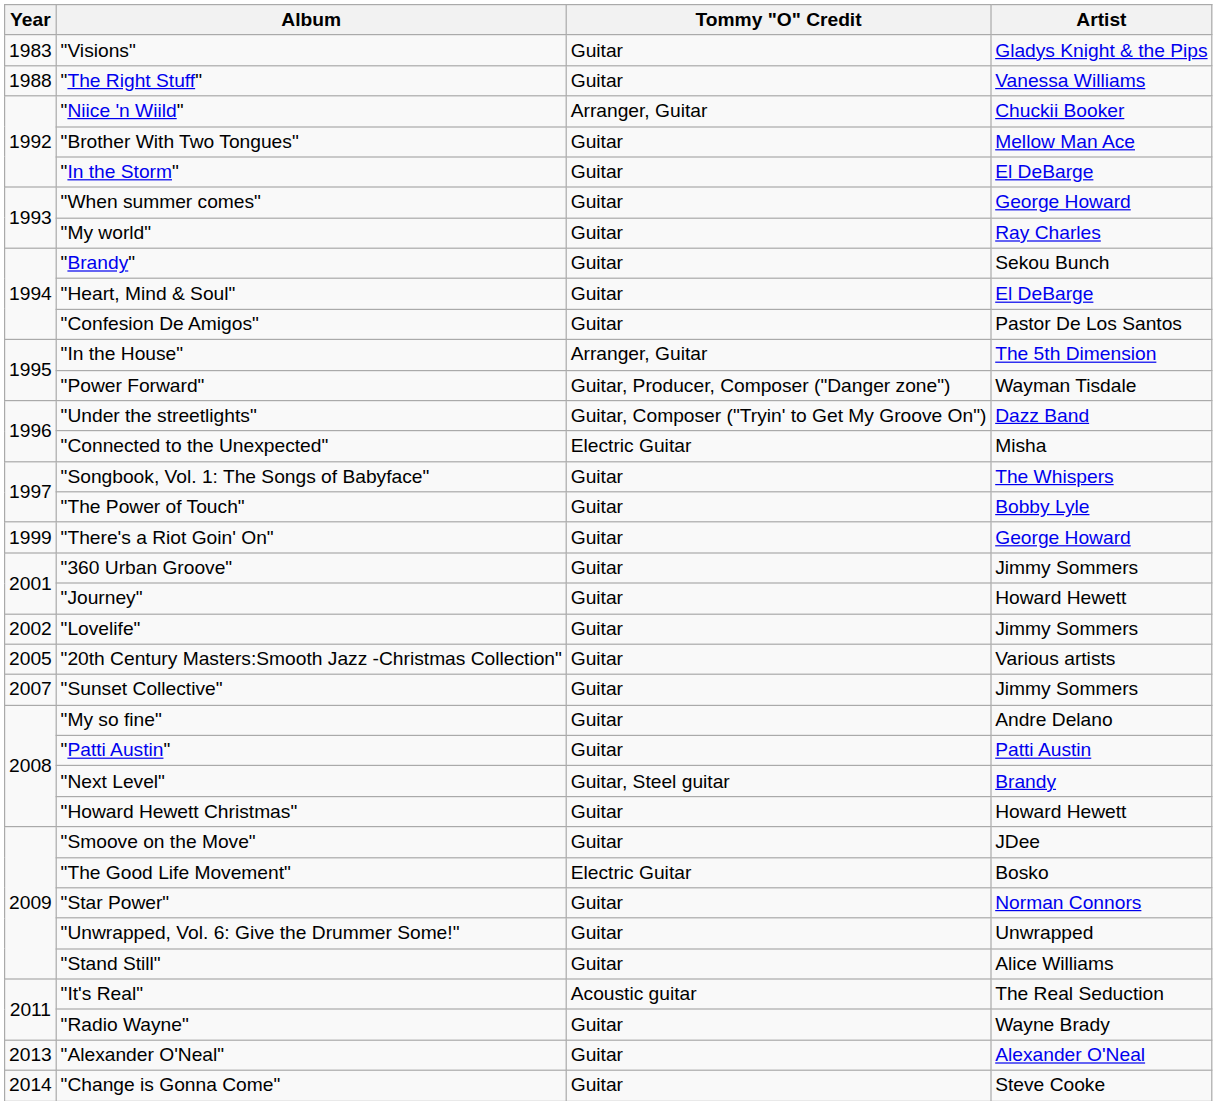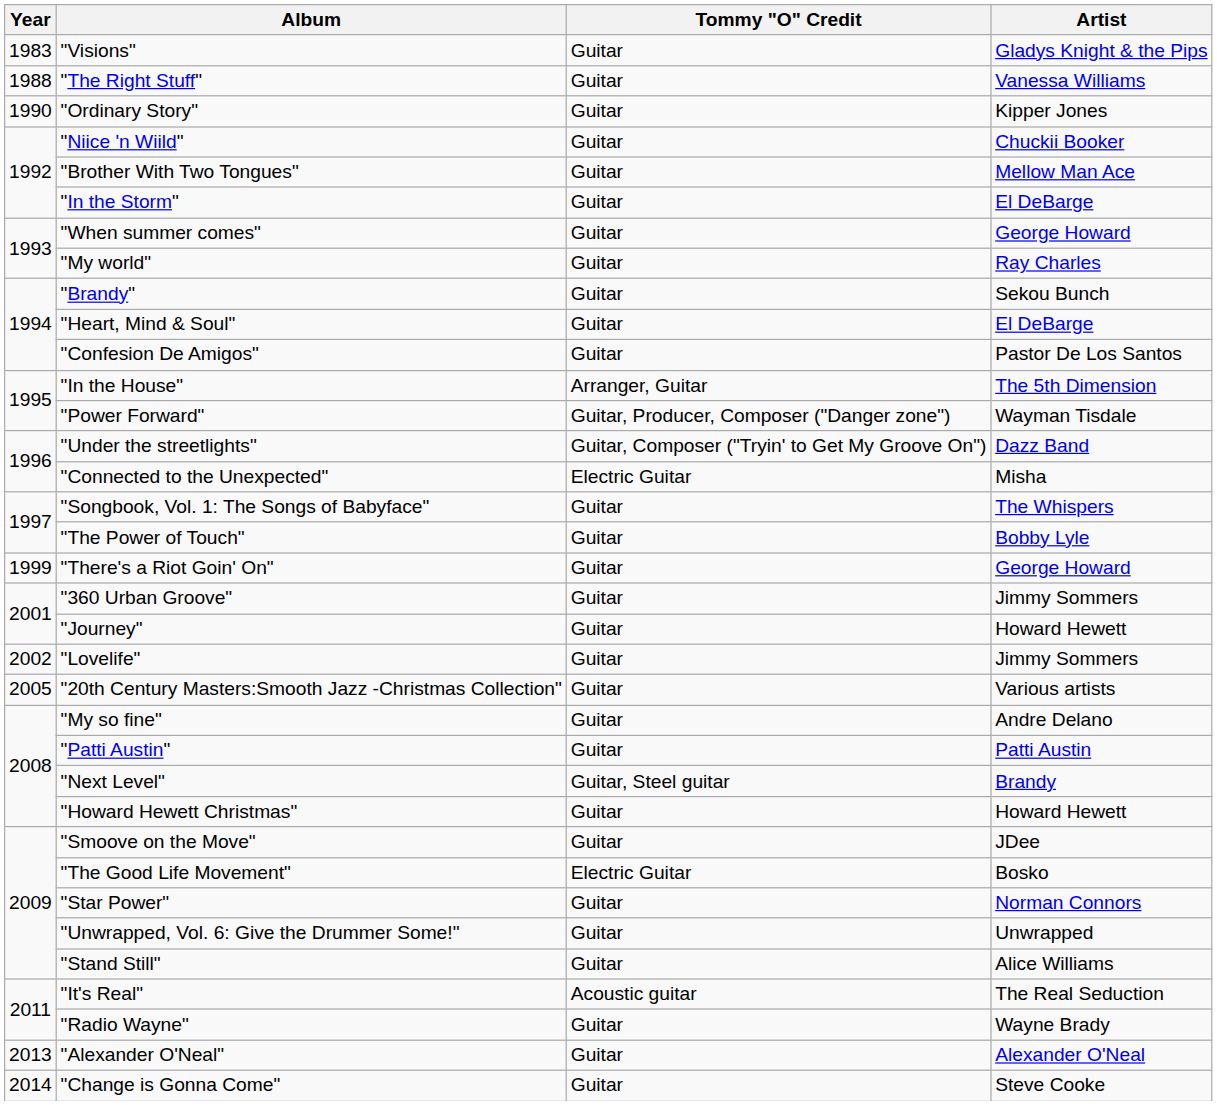+ row: (129, 111)
(639, 111) Arranger, Guitar -> (597, 141) Guitar
- row: (142, 689)
